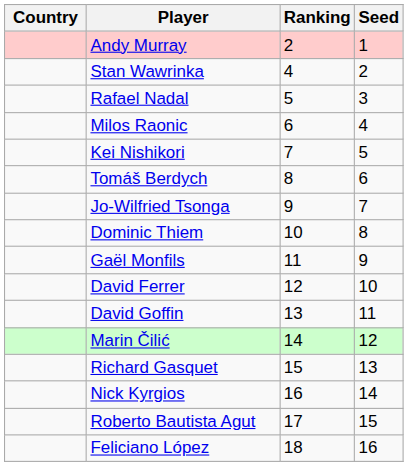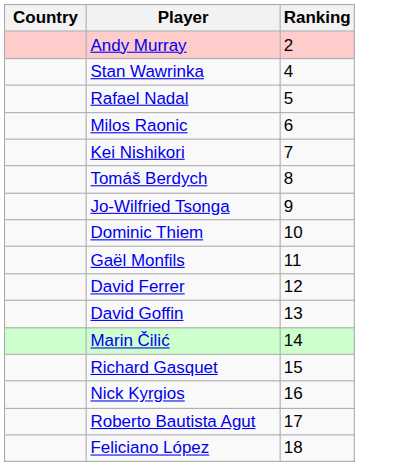- column: (379, 17)
